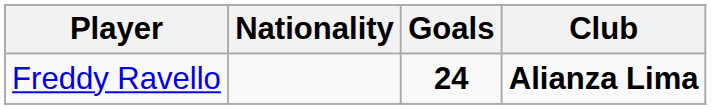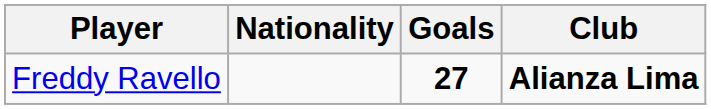(451, 78) 24 -> (451, 78) 27
